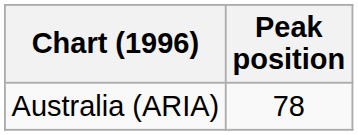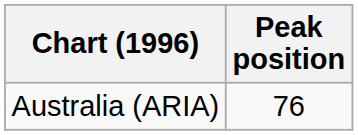(289, 105) 78 -> (289, 105) 76
